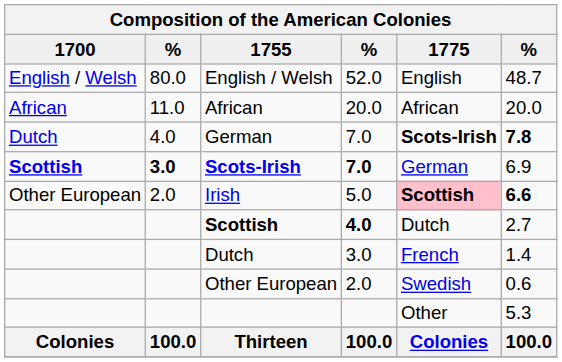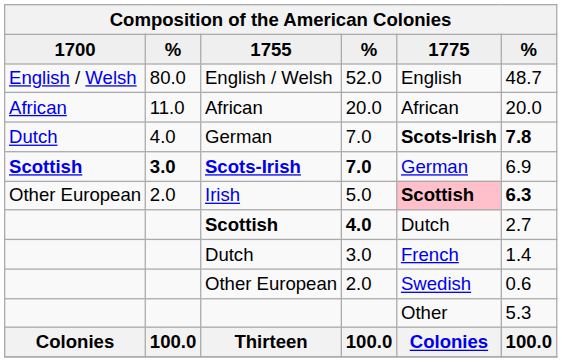(519, 196) 6.6 -> (519, 196) 6.3
